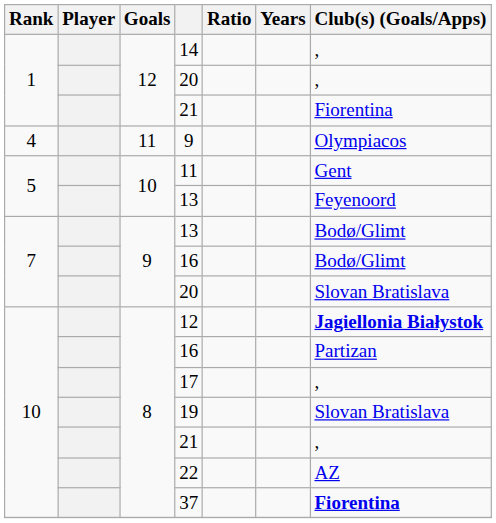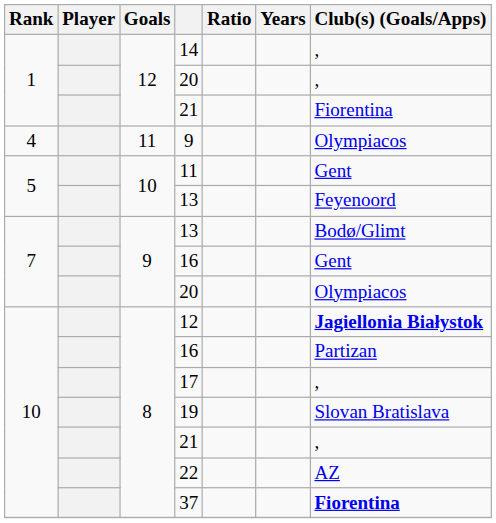(360, 261) Bodø/Glimt -> (333, 261) Gent
(382, 291) Slovan Bratislava -> (360, 291) Olympiacos
